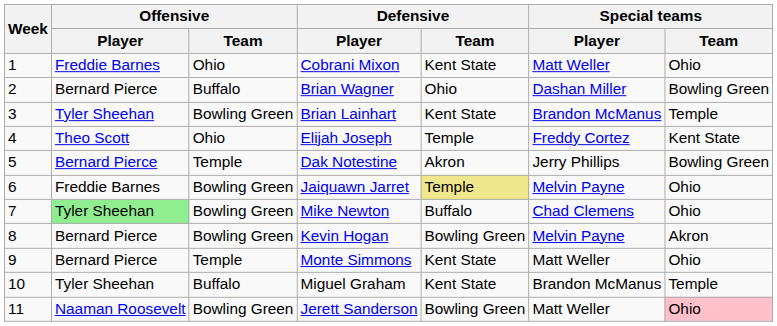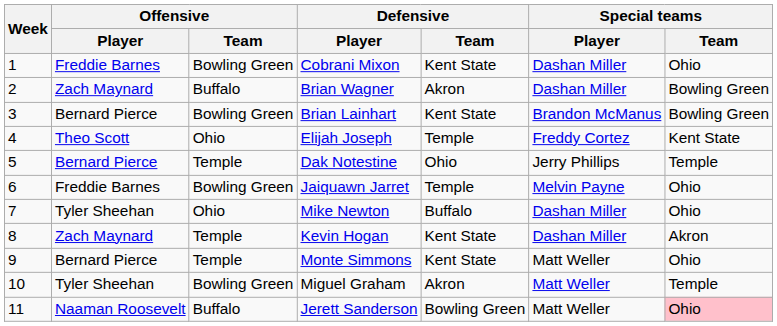(209, 65) Ohio -> (243, 65) Bowling Green
(571, 65) Matt Weller -> (579, 65) Dashan Miller
(106, 89) Bernard Pierce -> (104, 89) Zach Maynard
(441, 89) Ohio -> (445, 89) Akron
(104, 114) Tyler Sheehan -> (106, 114) Bernard Pierce
(693, 114) Temple -> (719, 114) Bowling Green
(445, 162) Akron -> (441, 162) Ohio
(719, 162) Bowling Green -> (693, 162) Temple
(449, 187) khaki background -> (449, 187) no background
(104, 211) lightgreen background -> (104, 211) no background
(243, 211) Bowling Green -> (209, 211) Ohio
(583, 211) Chad Clemens -> (579, 211) Dashan Miller
(106, 235) Bernard Pierce -> (104, 235) Zach Maynard
(243, 235) Bowling Green -> (217, 235) Temple
(475, 235) Bowling Green -> (460, 235) Kent State
(579, 235) Melvin Payne -> (579, 235) Dashan Miller
(216, 284) Buffalo -> (243, 284) Bowling Green
(460, 284) Kent State -> (445, 284) Akron
(597, 284) Brandon McManus -> (571, 284) Matt Weller
(243, 308) Bowling Green -> (216, 308) Buffalo
